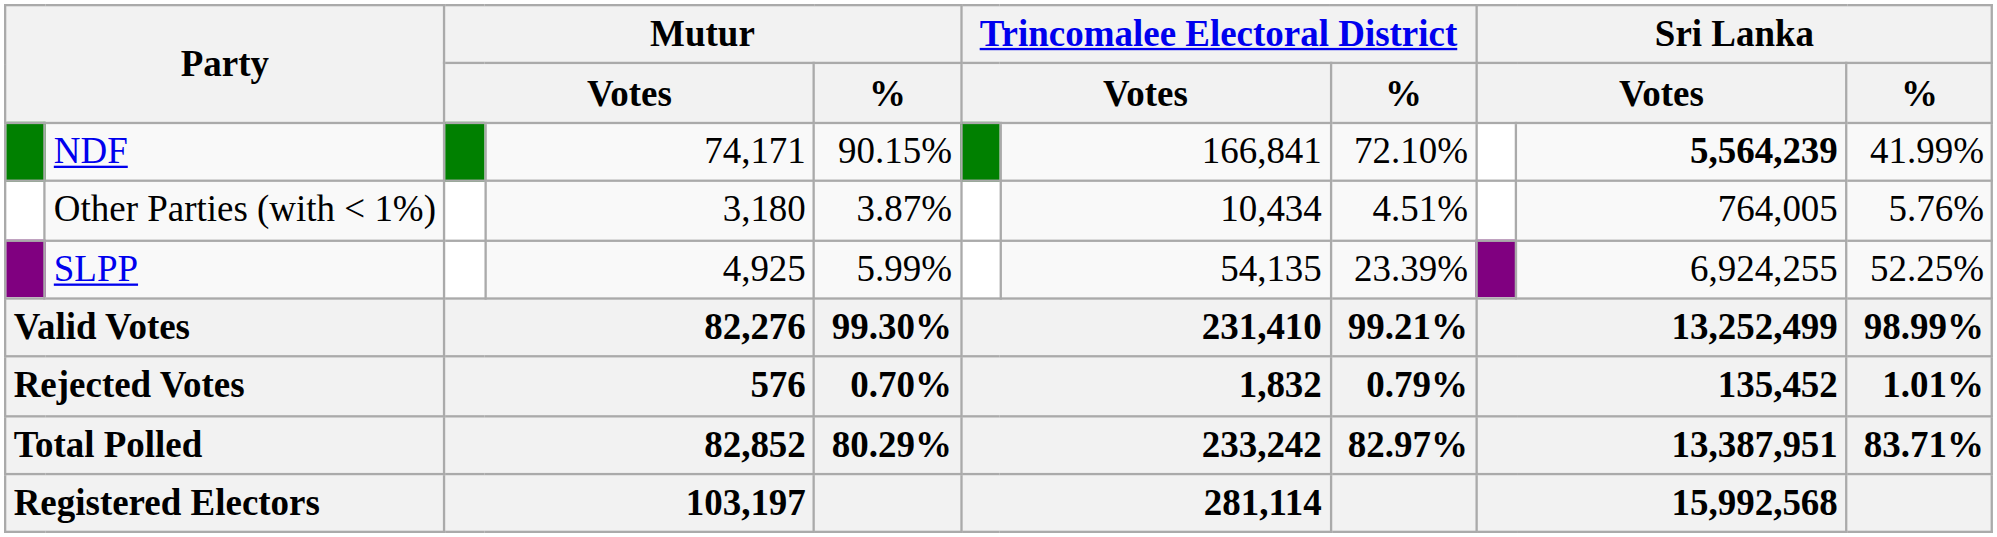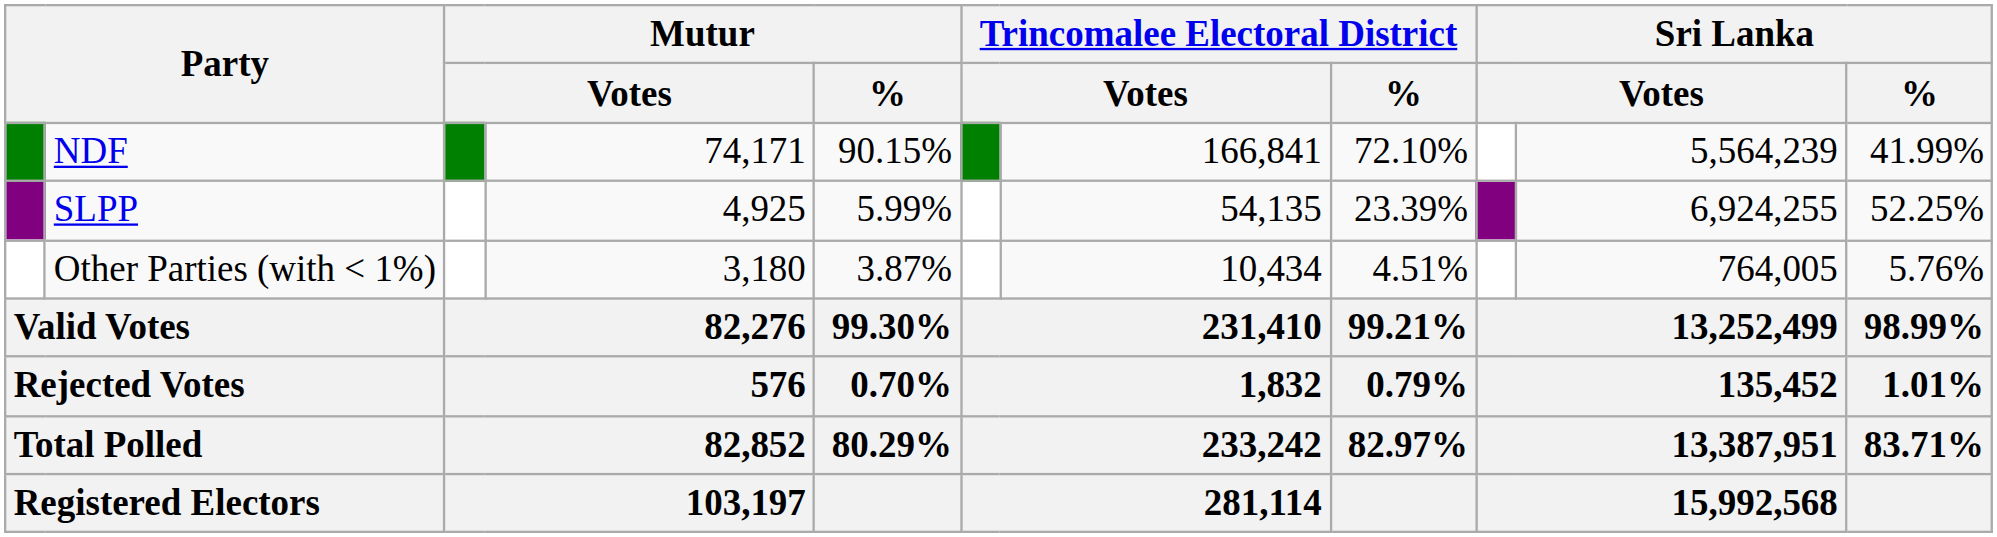(1764, 151) bold -> (1764, 151) normal
rows swapped: (96, 268) <-> (245, 209)
